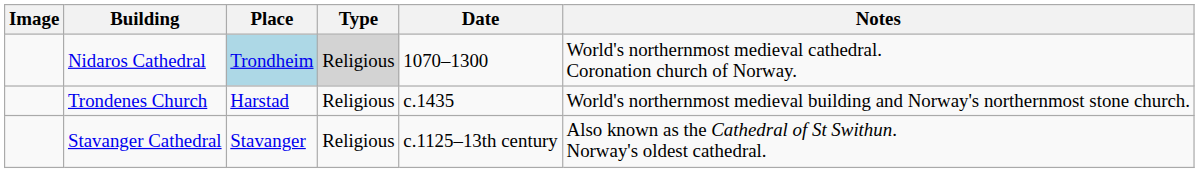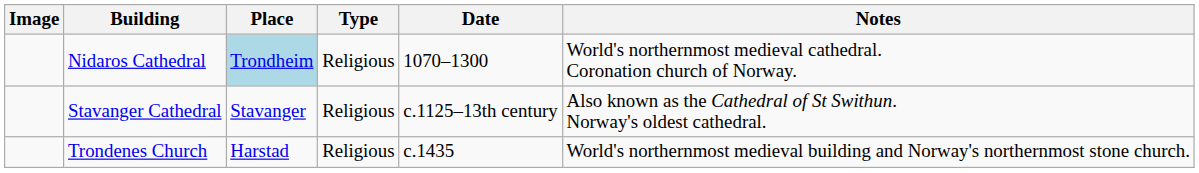(358, 60) lightgrey background -> (358, 60) no background
rows swapped: (145, 141) <-> (138, 100)
